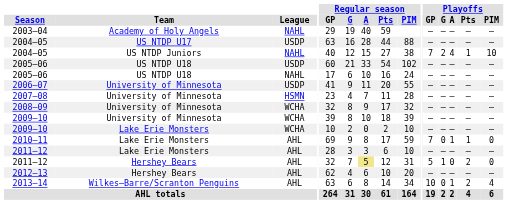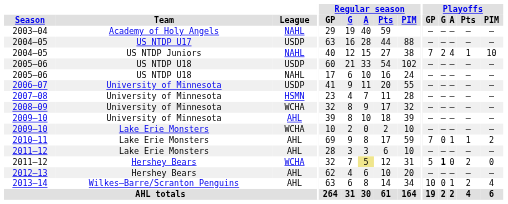(294, 118) WCHA -> (294, 118) AHL
(492, 140) 0 -> (492, 140) 2
(294, 162) AHL -> (294, 162) WCHA
(443, 162) normal -> (443, 162) bold
